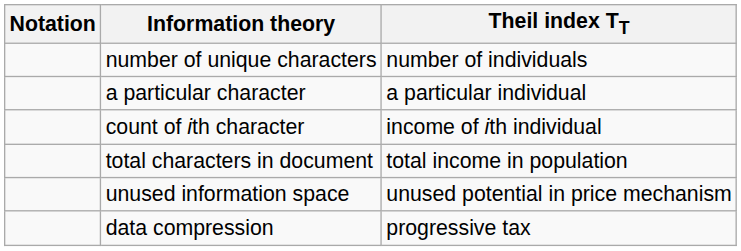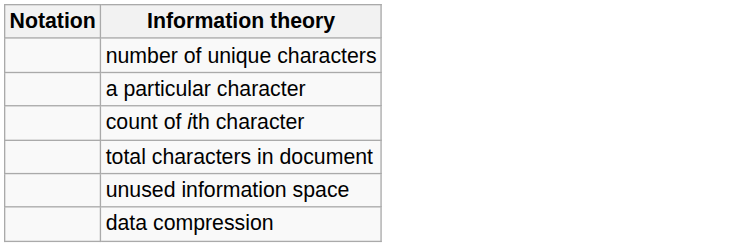- column: (559, 24)
